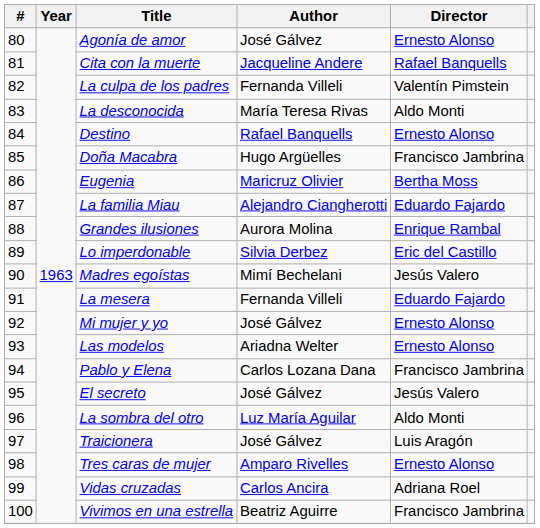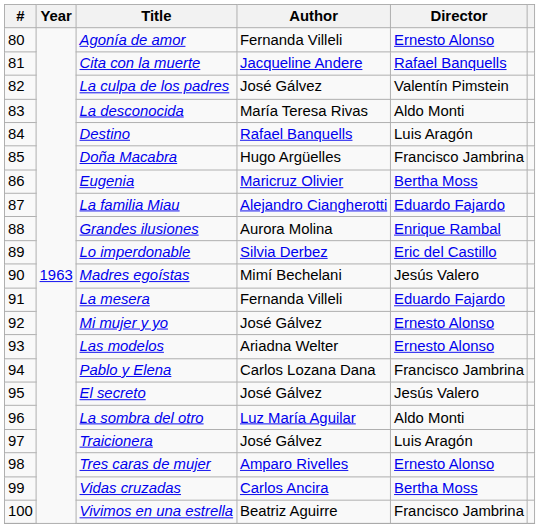(281, 39) José Gálvez -> (291, 39) Fernanda Villeli
(291, 87) Fernanda Villeli -> (281, 87) José Gálvez
(444, 134) Ernesto Alonso -> (433, 134) Luis Aragón
(437, 488) Adriana Roel -> (436, 488) Bertha Moss
